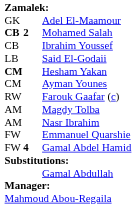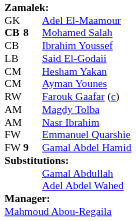(26, 32) 2 -> (26, 32) 8
(14, 71) bold -> (13, 71) normal
(26, 147) 4 -> (26, 147) 9
+ row: (83, 186)
